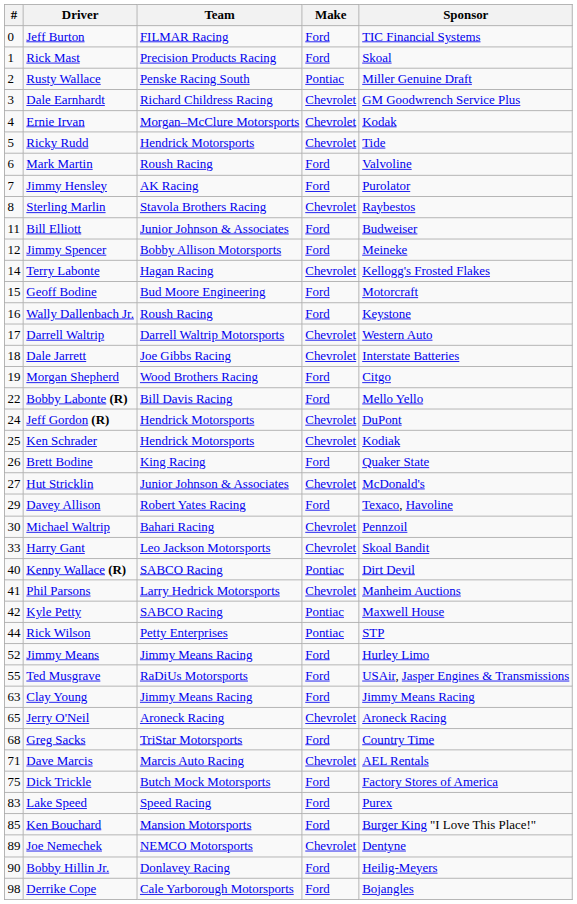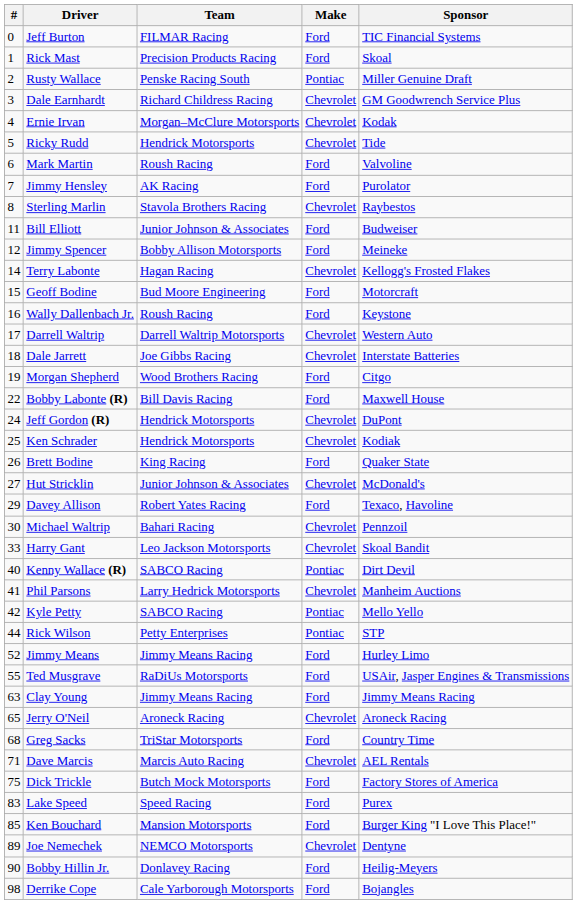(393, 398) Mello Yello -> (403, 398) Maxwell House
(403, 611) Maxwell House -> (393, 611) Mello Yello
